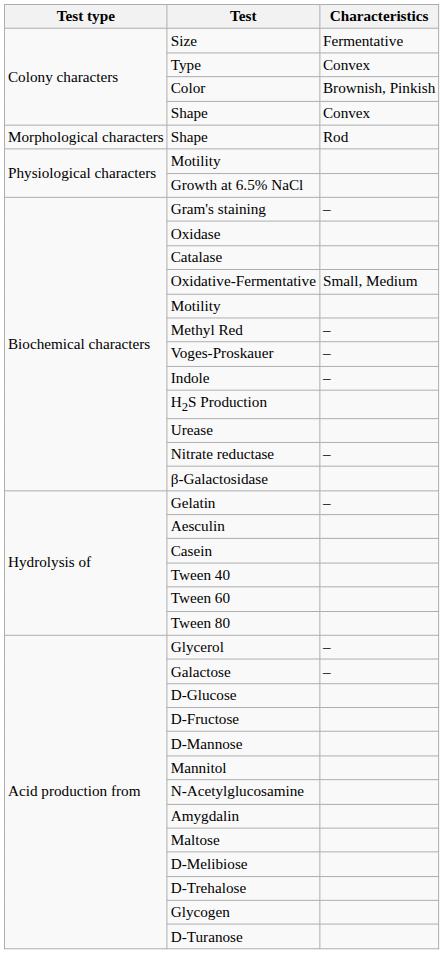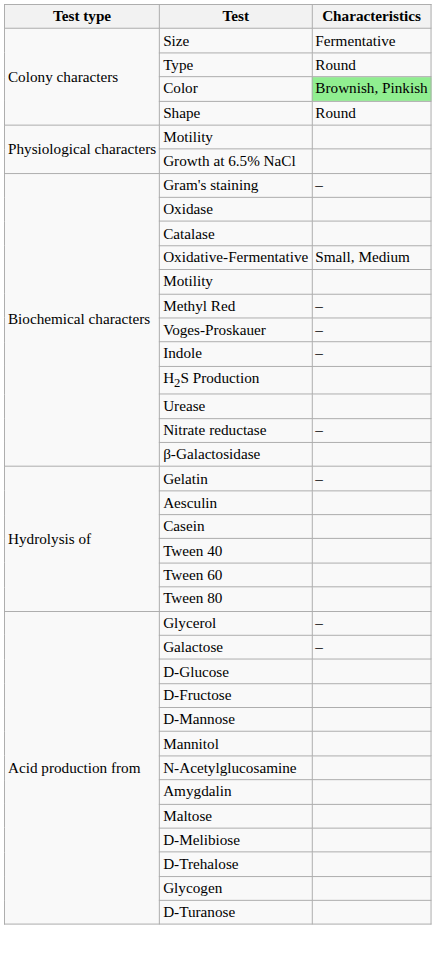(347, 64) Convex -> (336, 64) Round
(379, 88) no background -> (372, 88) lightgreen background
(347, 112) Convex -> (336, 112) Round
- row: (86, 137)
